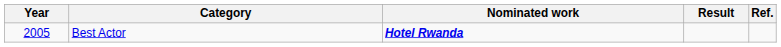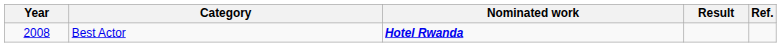(37, 32) 2005 -> (37, 32) 2008
